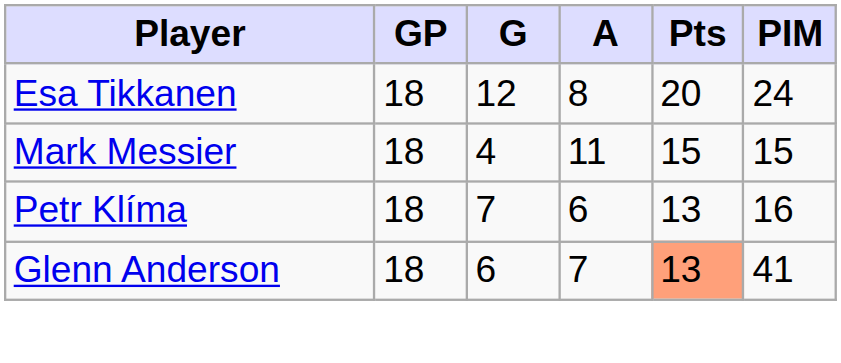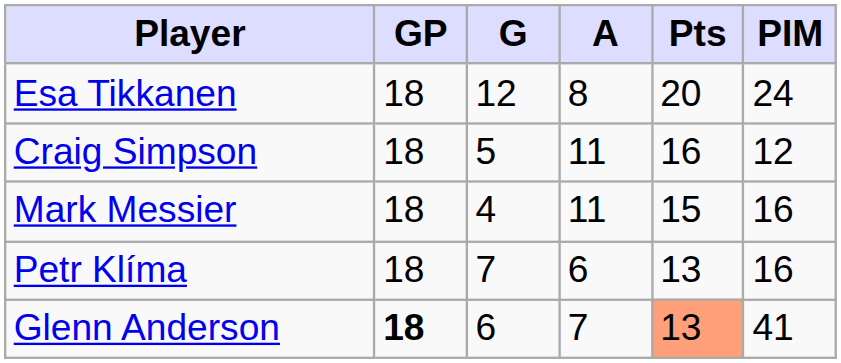+ row: (135, 151)
(773, 151) 15 -> (773, 210) 16
(404, 269) normal -> (404, 328) bold
